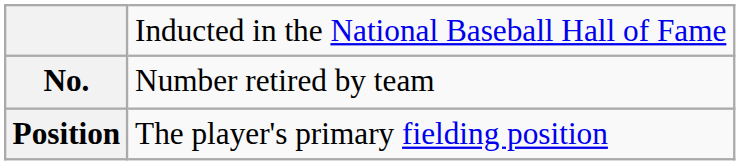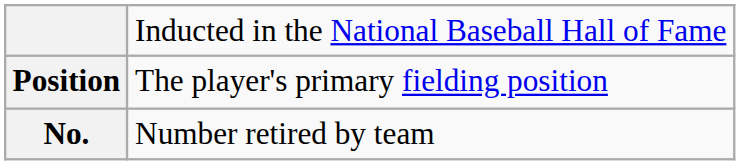rows swapped: (66, 81) <-> (66, 133)
